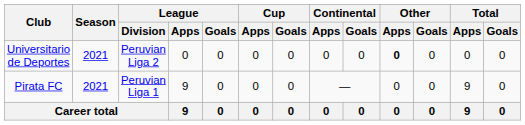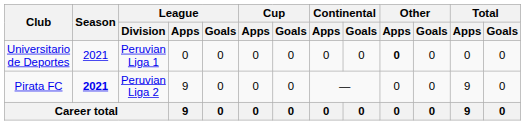(143, 55) Peruvian Liga 2 -> (143, 55) Peruvian Liga 1
(96, 86) normal -> (96, 86) bold
(143, 86) Peruvian Liga 1 -> (143, 86) Peruvian Liga 2
